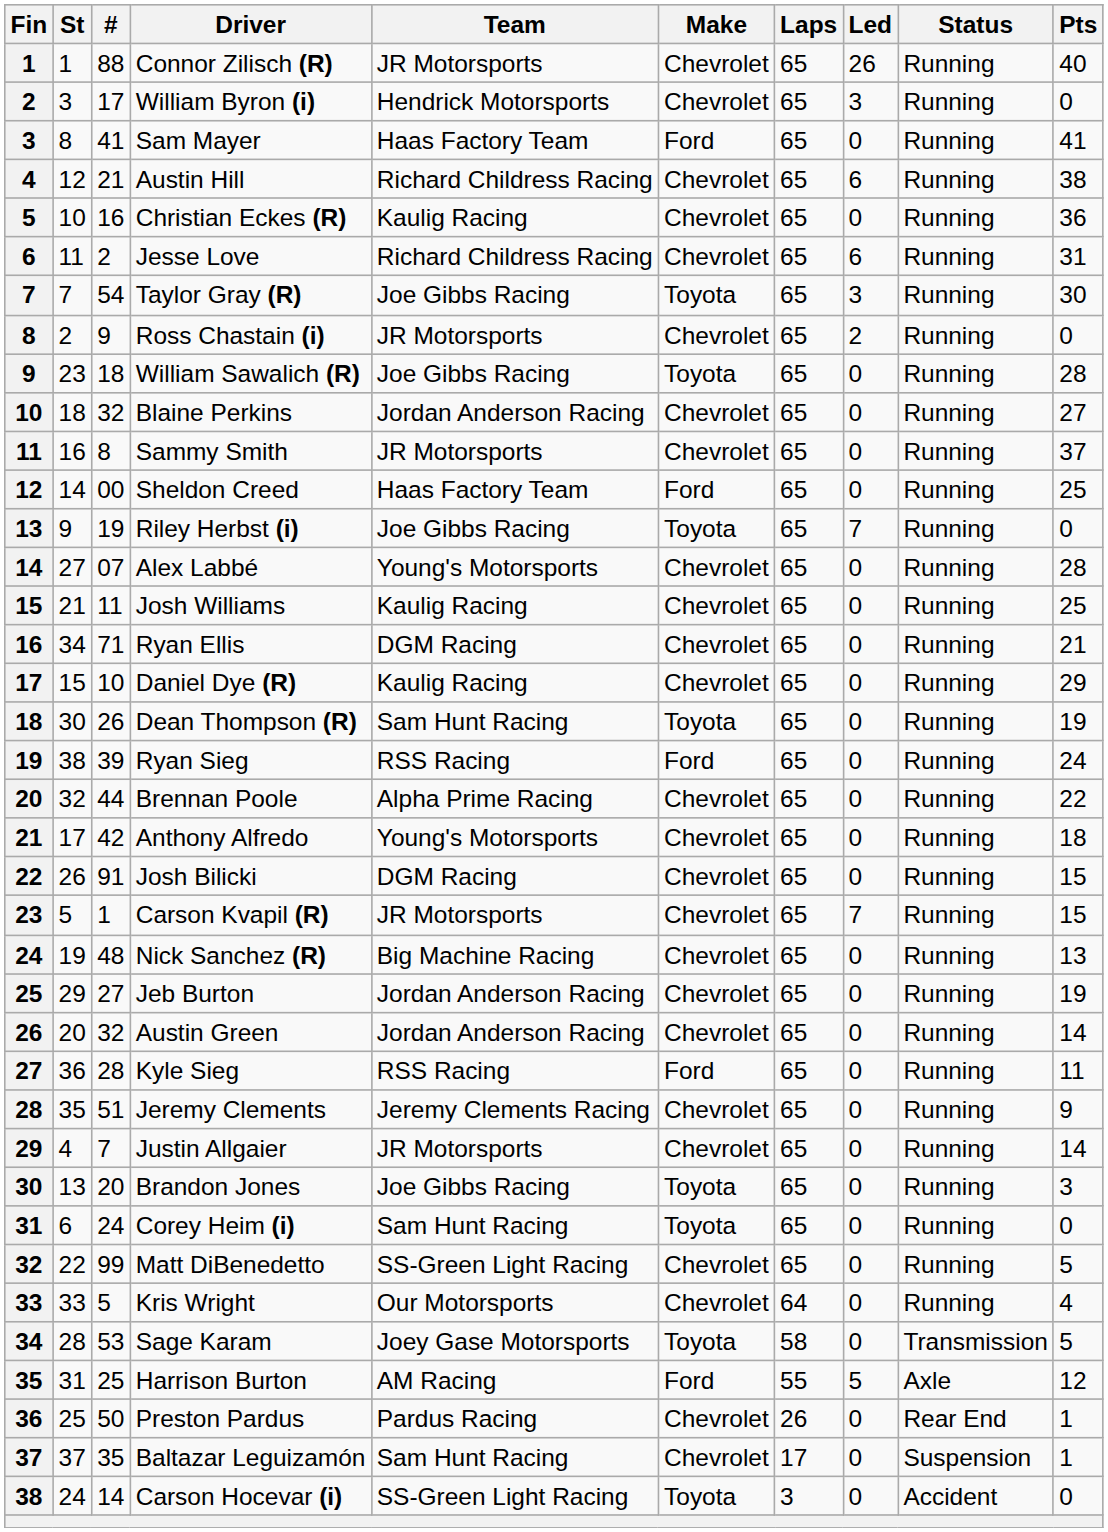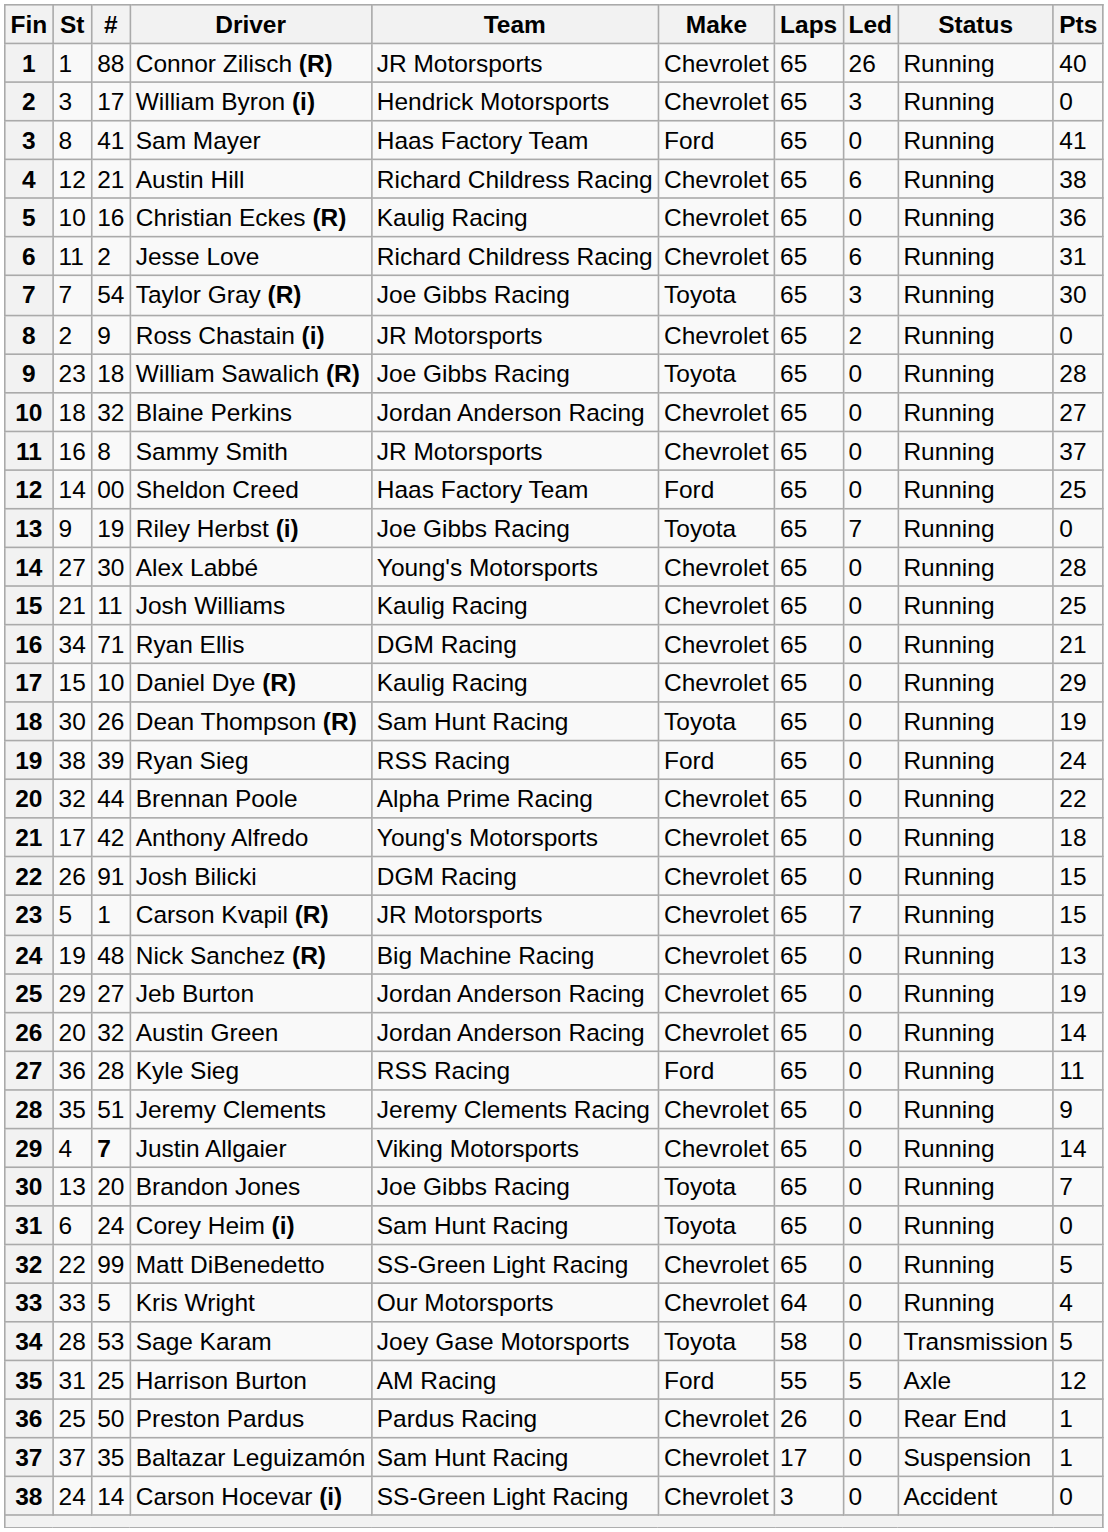(111, 567) 07 -> (111, 567) 30
(104, 1148) normal -> (104, 1148) bold
(460, 1148) JR Motorsports -> (478, 1148) Viking Motorsports
(1066, 1187) 3 -> (1066, 1187) 7
(700, 1497) Toyota -> (716, 1497) Chevrolet
